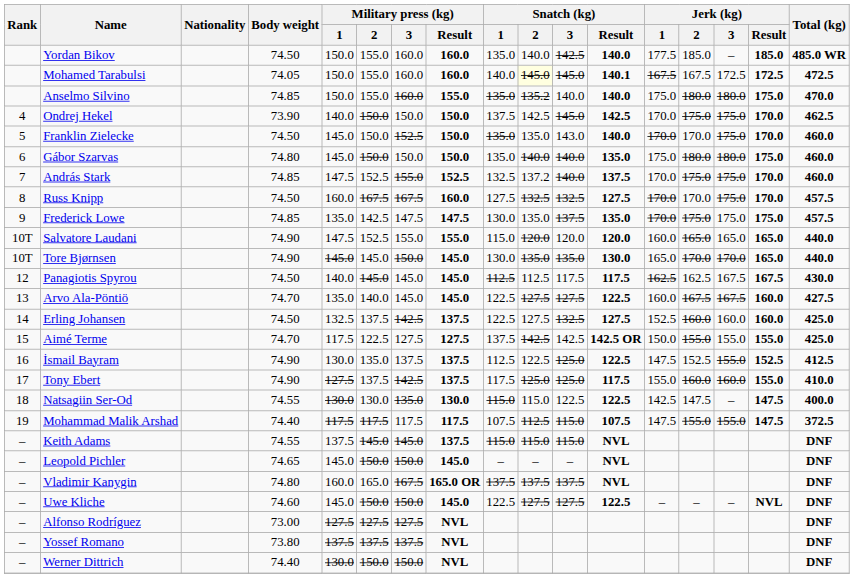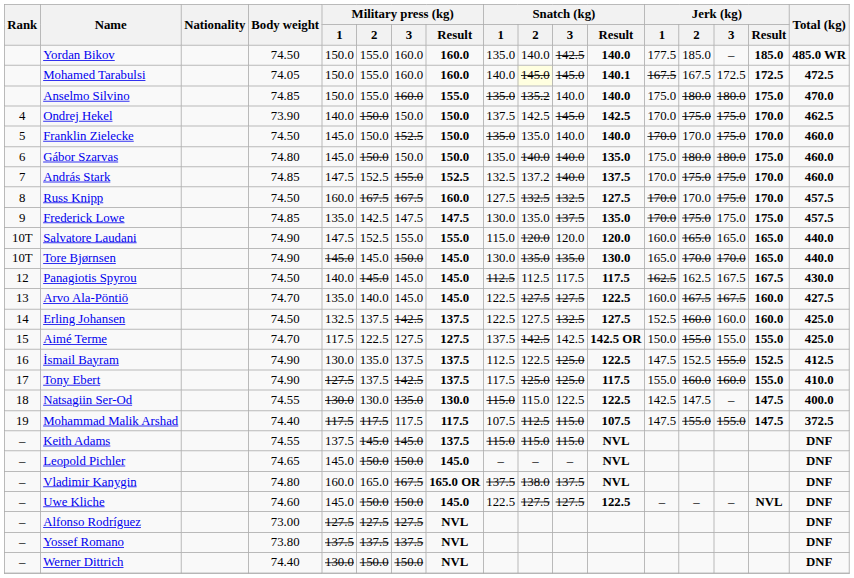(570, 136) 143.0 -> (570, 136) 140.0
(535, 481) 137.5 -> (535, 481) 138.0
